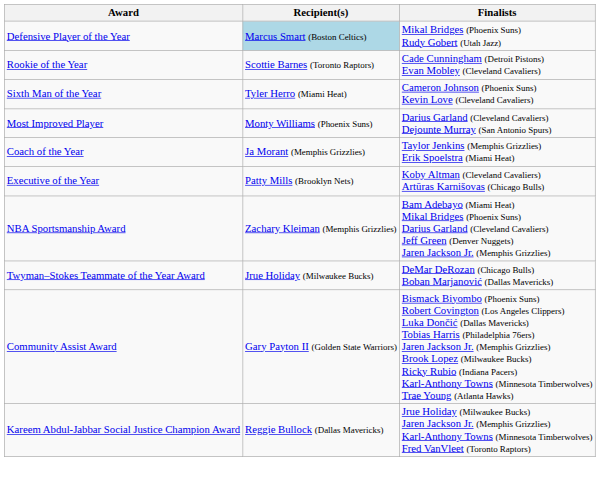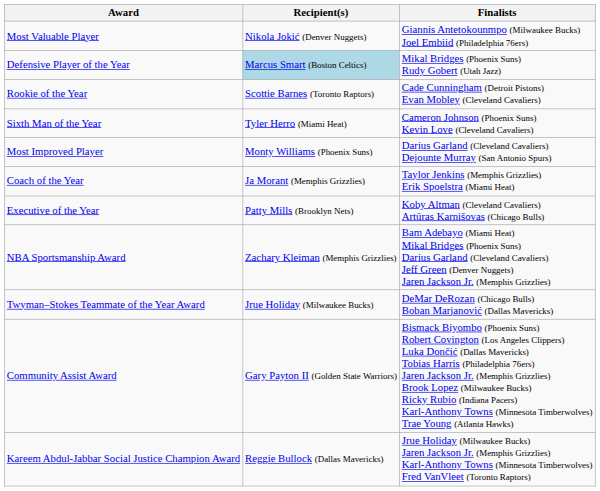+ row: (53, 36)
